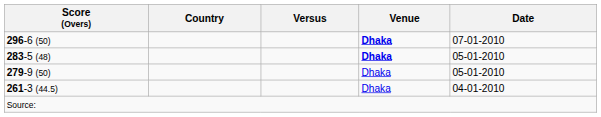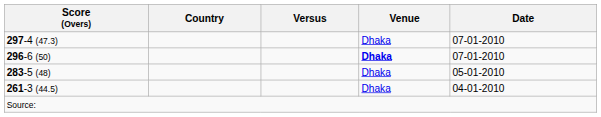+ row: (32, 40)
(377, 56) bold -> (376, 72) normal
- row: (29, 72)
